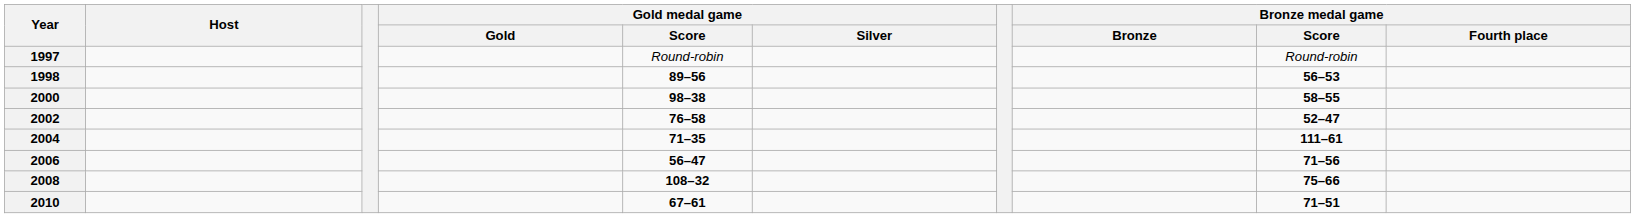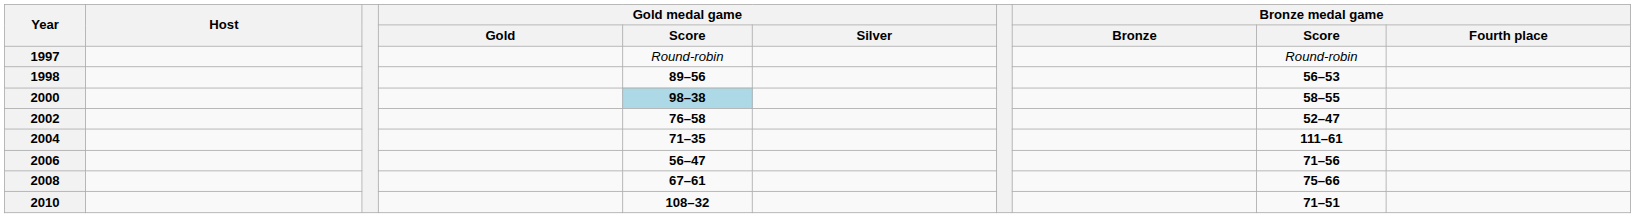(687, 98) no background -> (687, 98) lightblue background
(687, 181) 108–32 -> (687, 181) 67–61
(687, 202) 67–61 -> (687, 202) 108–32
